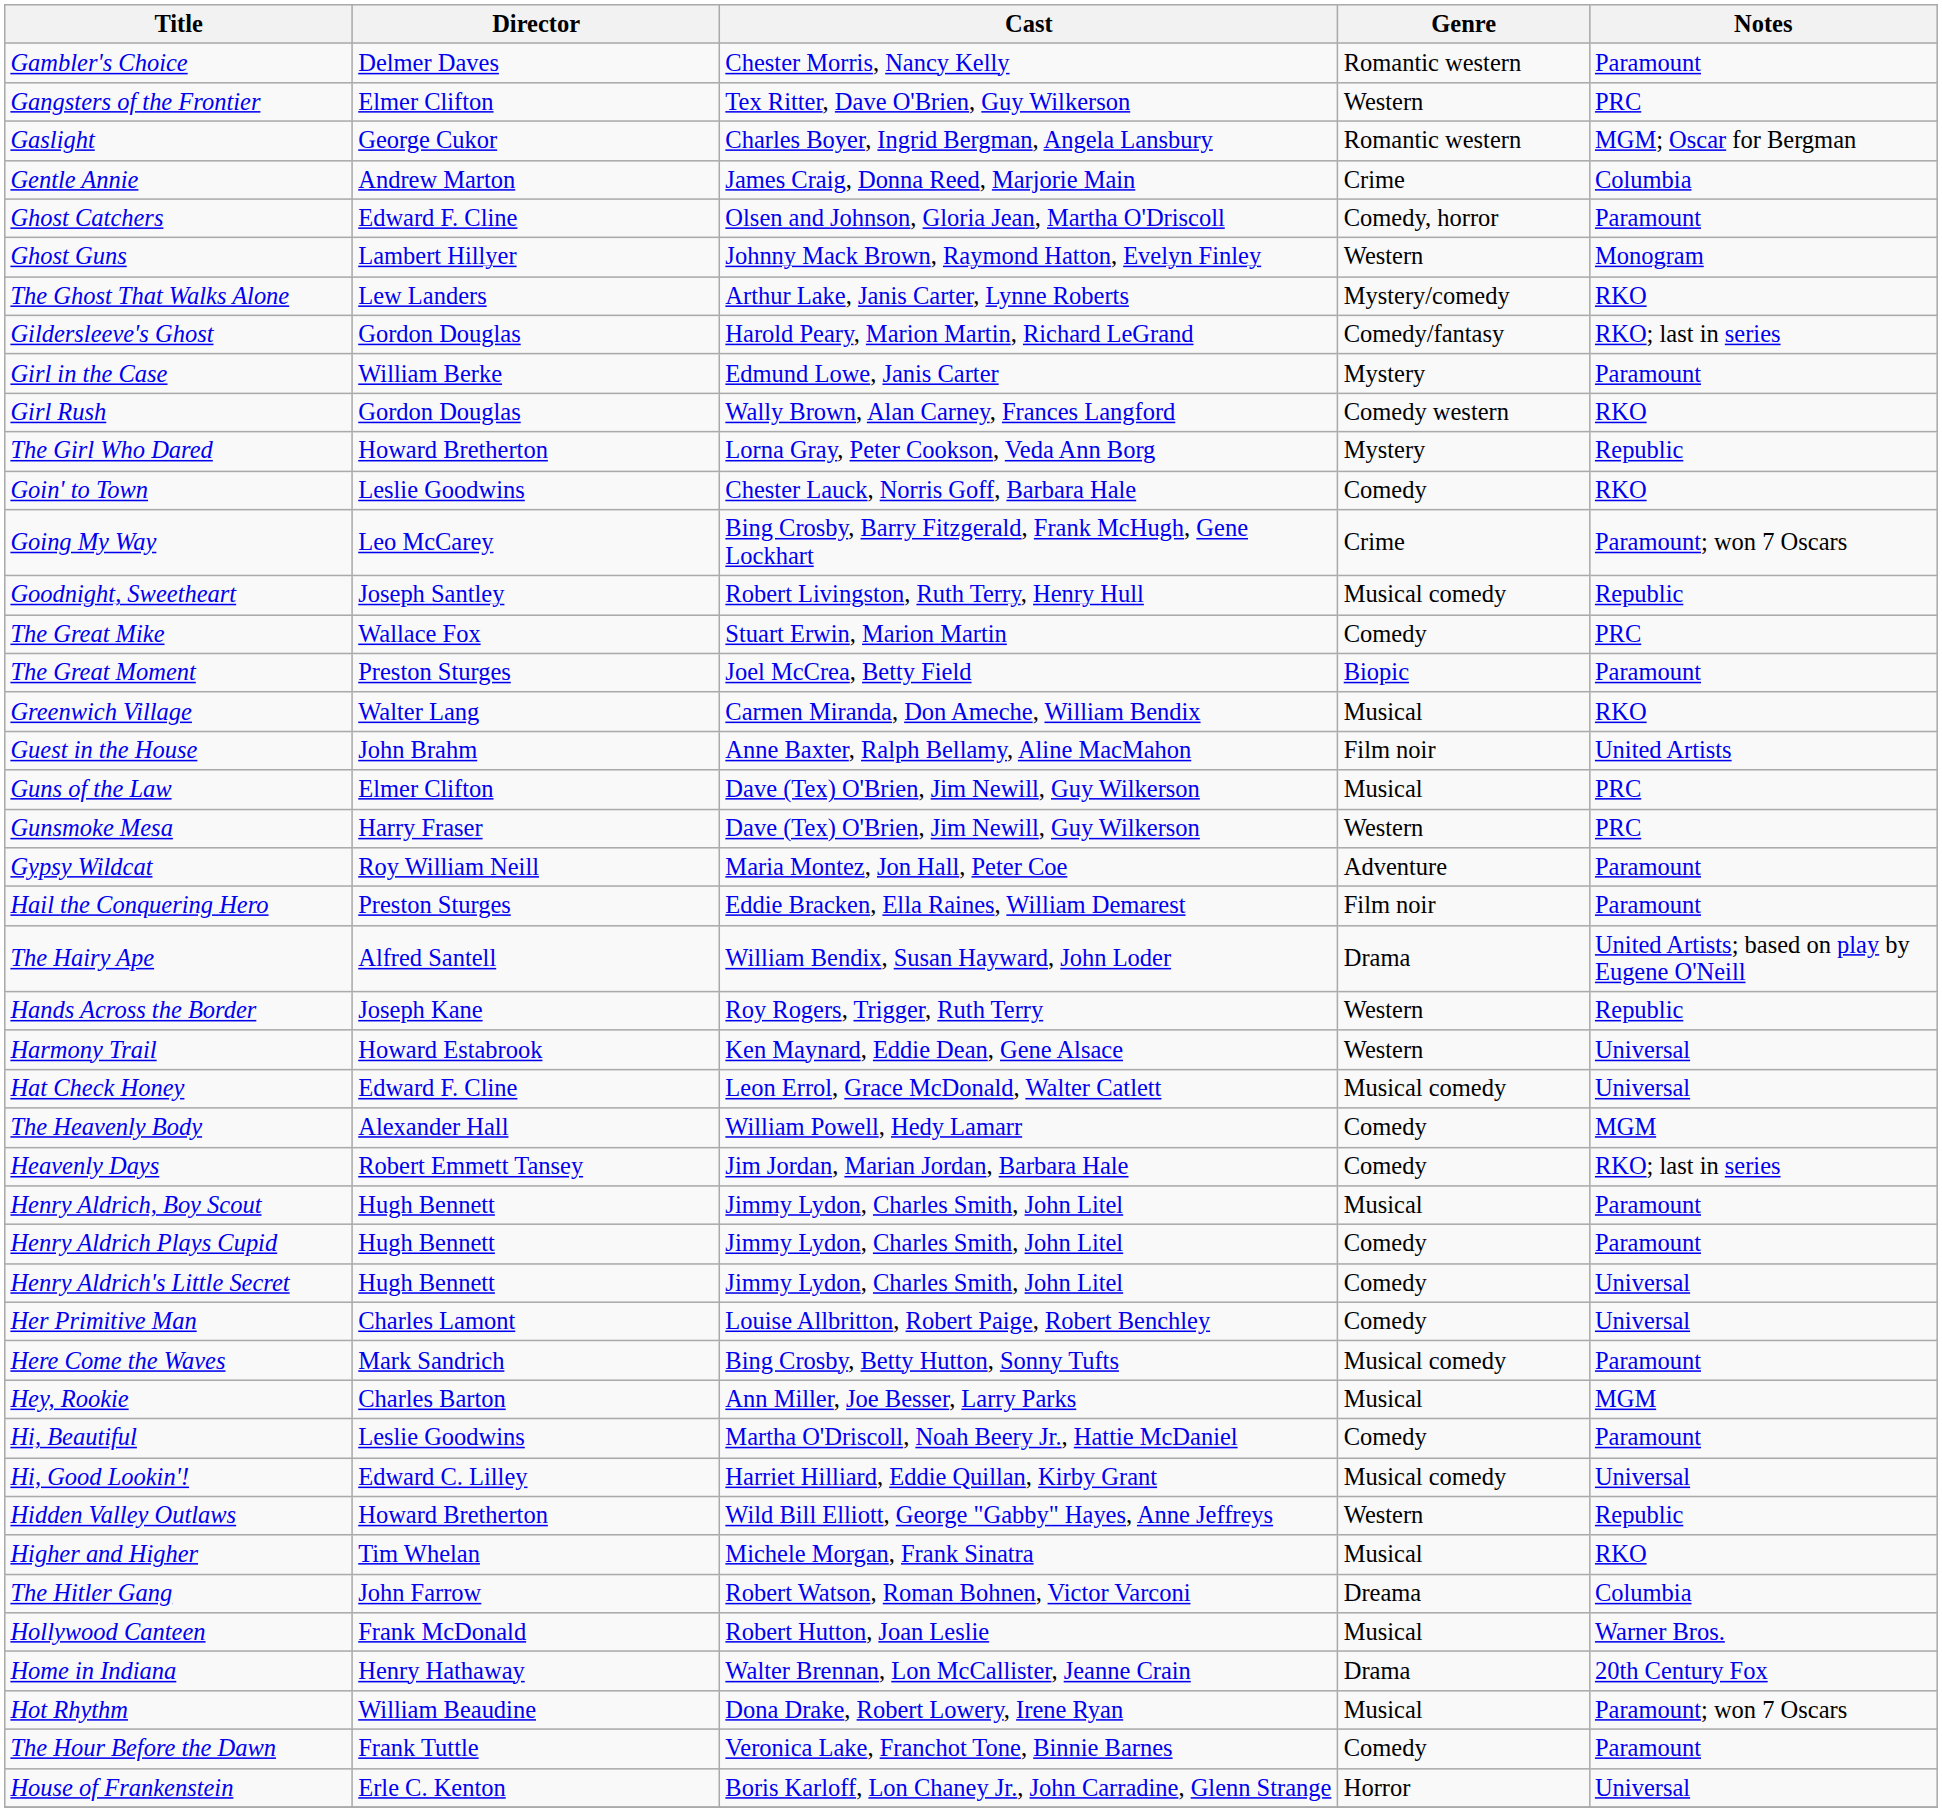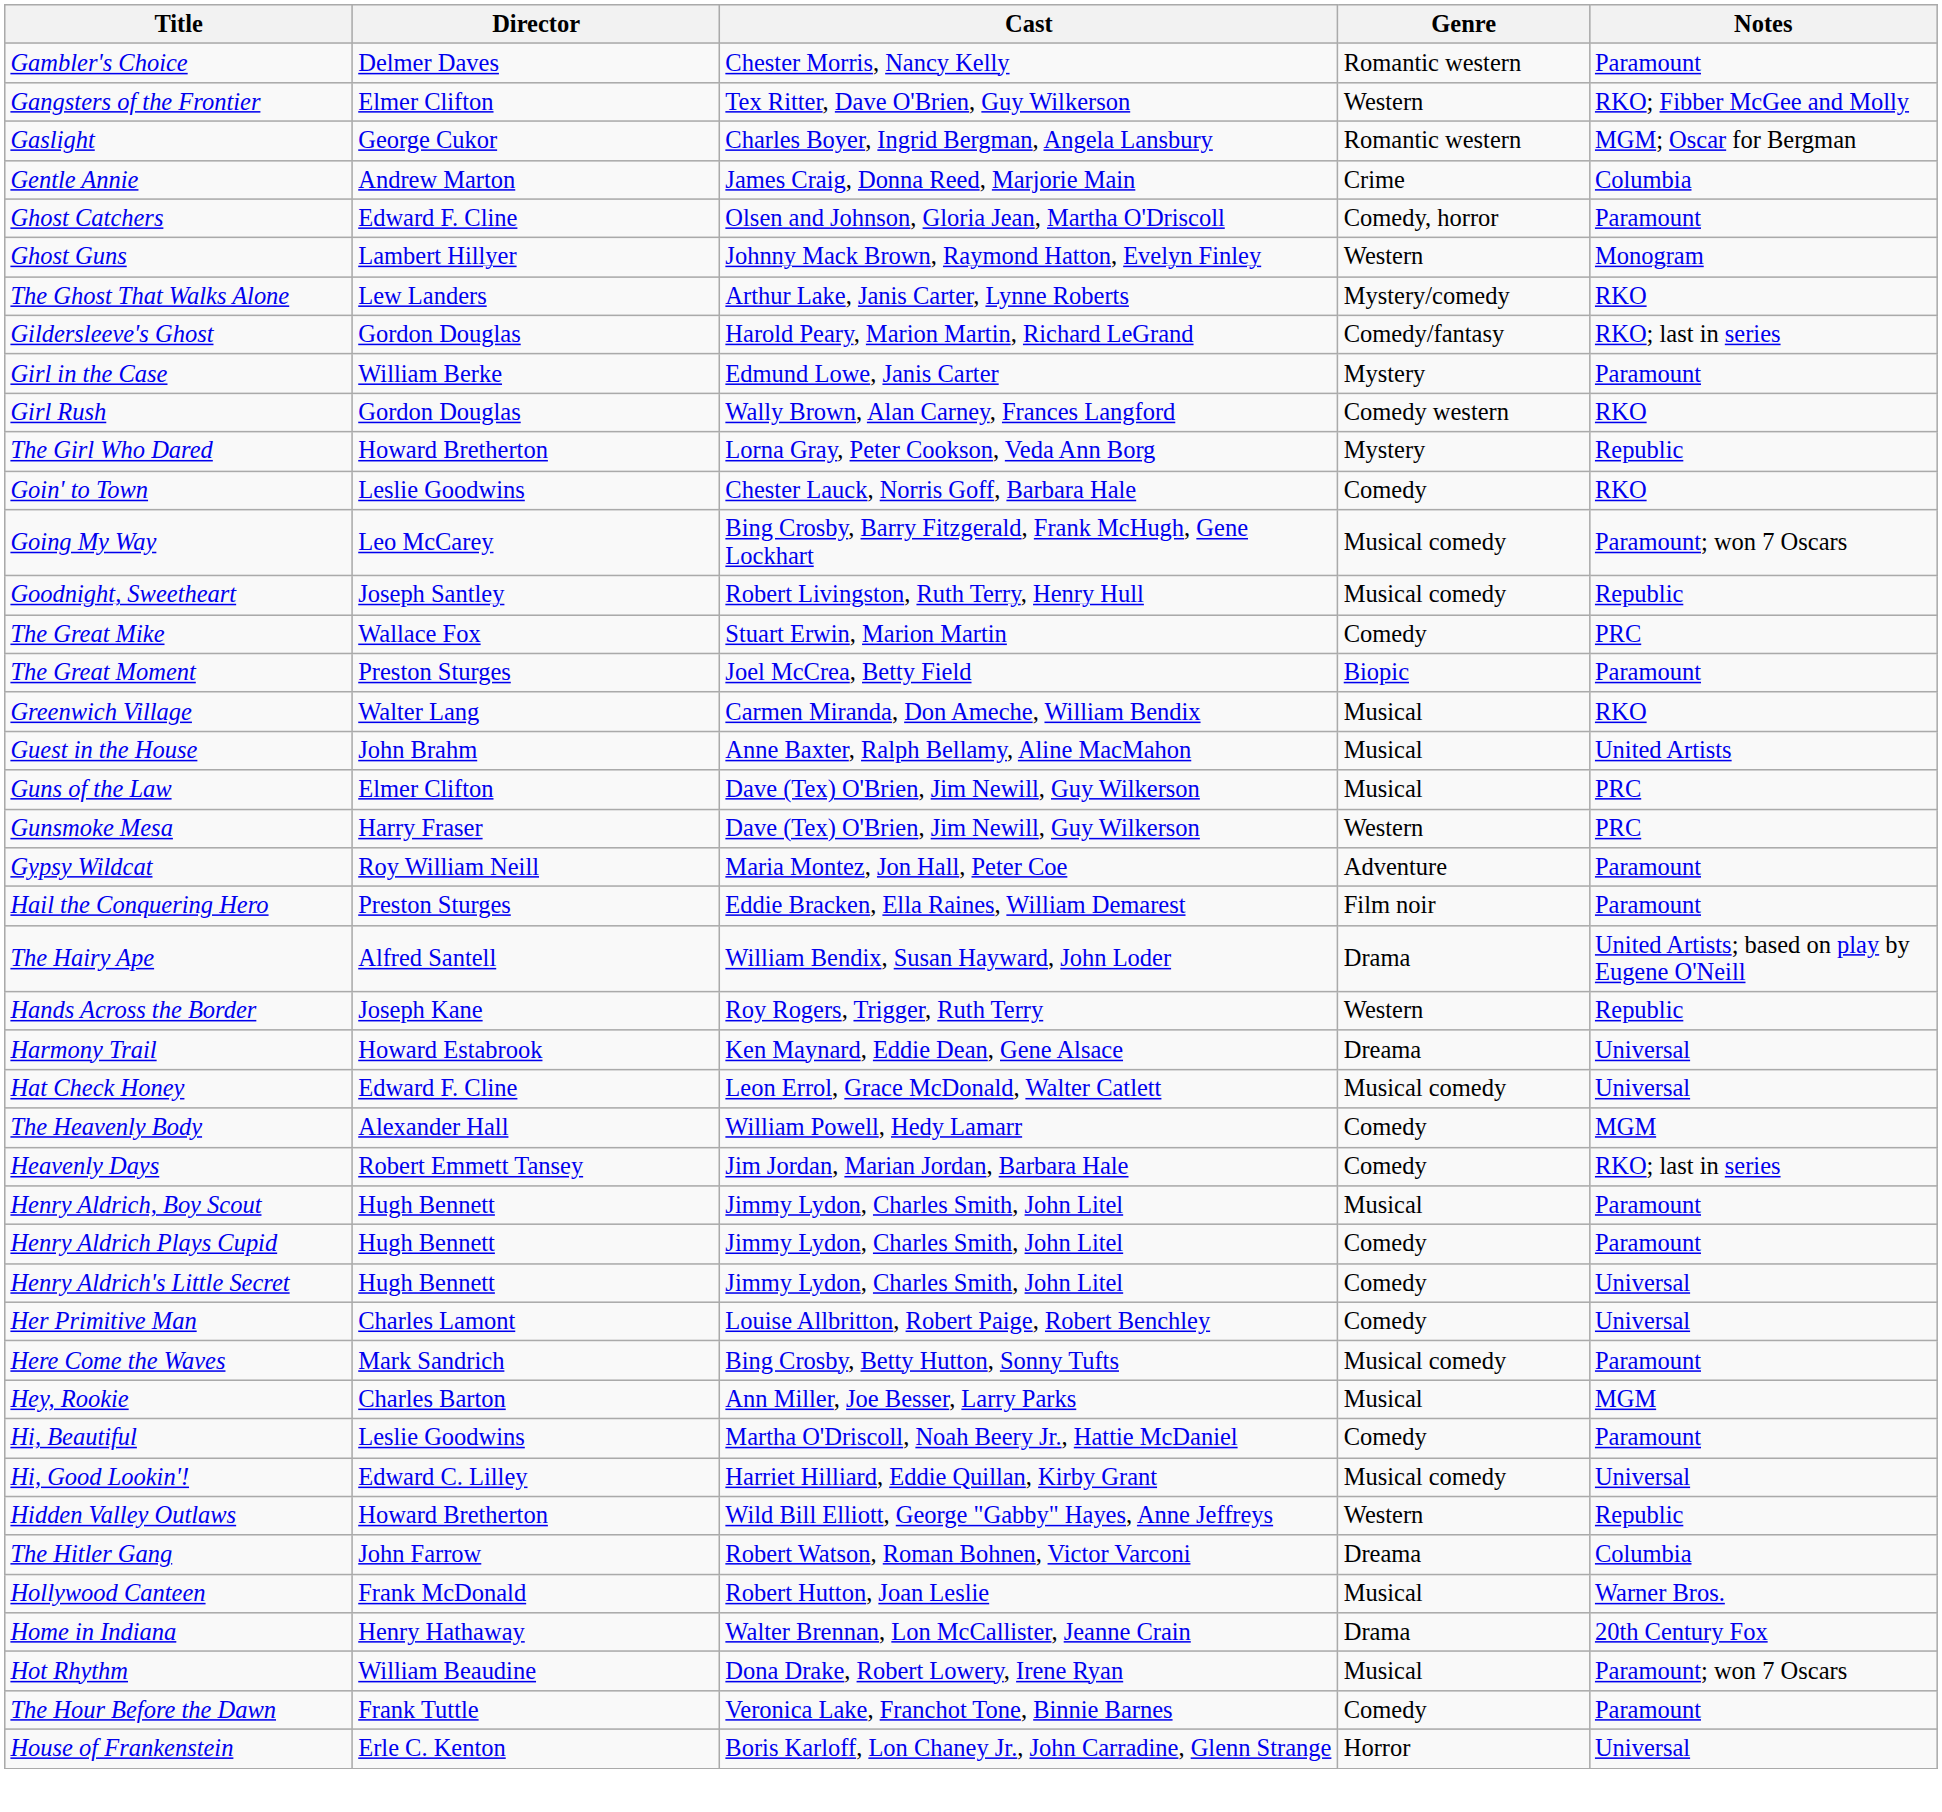(1618, 101) PRC -> (1752, 101) RKO; Fibber McGee and Molly
(1374, 542) Crime -> (1425, 542) Musical comedy
(1390, 750) Film noir -> (1383, 750) Musical
(1384, 1049) Western -> (1382, 1049) Dreama
- row: (104, 1554)
